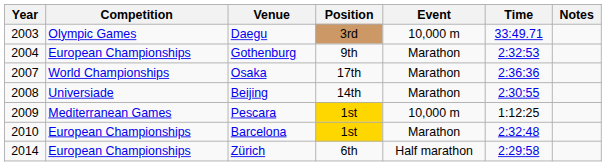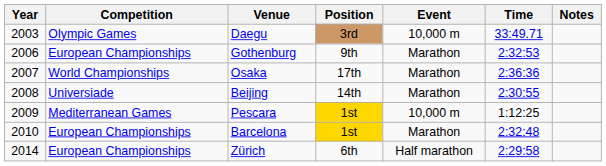(25, 54) 2004 -> (25, 54) 2006
